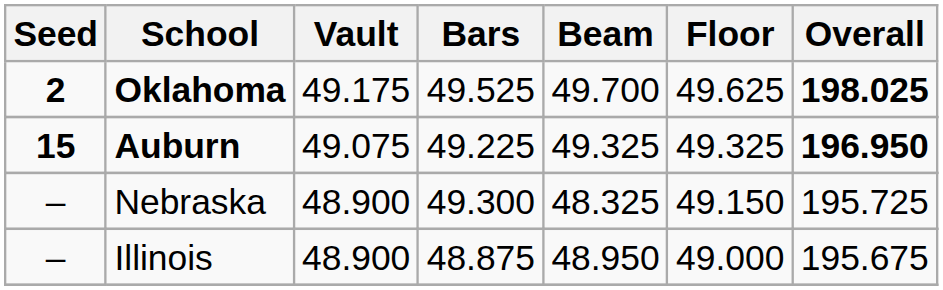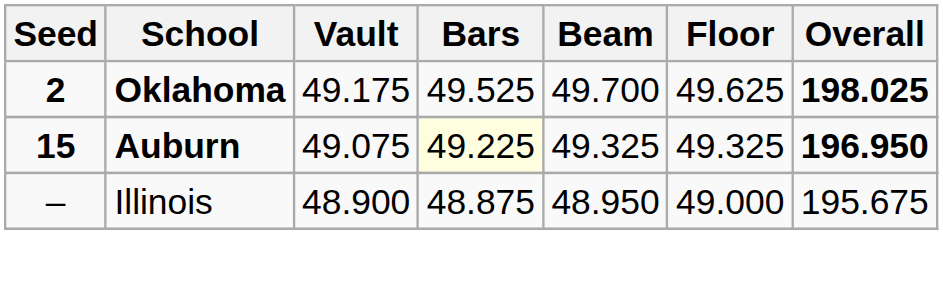(481, 146) no background -> (481, 146) lightyellow background
- row: (190, 202)
